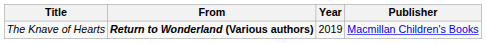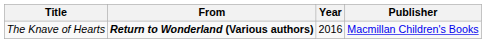(330, 30) 2019 -> (330, 30) 2016
